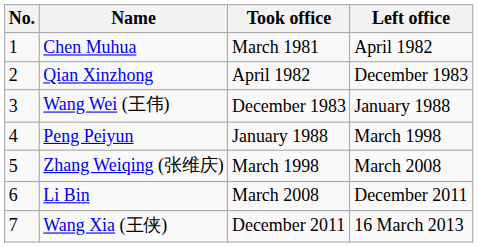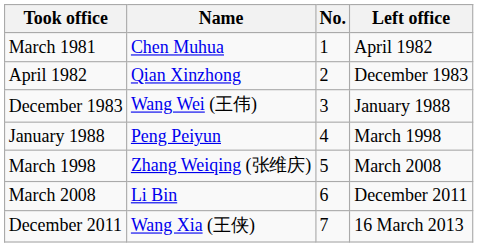columns swapped: (22, 18) <-> (289, 18)
